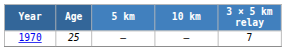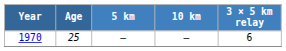(249, 39) 7 -> (249, 39) 6
